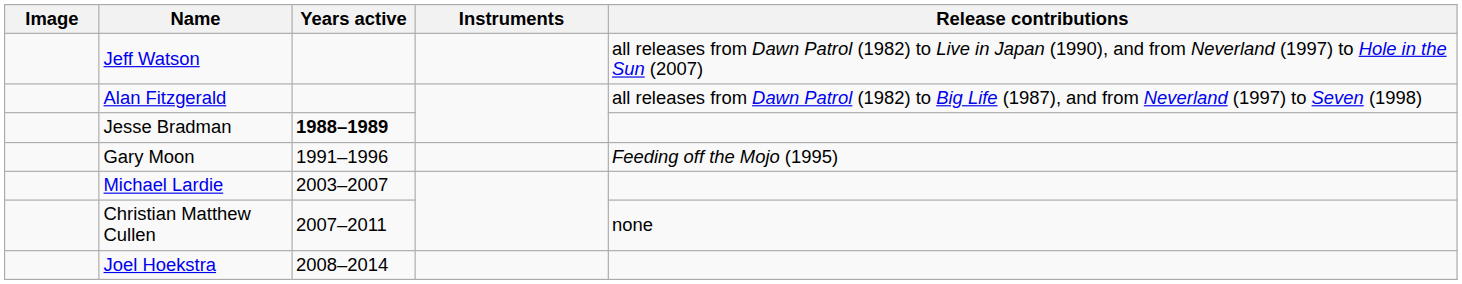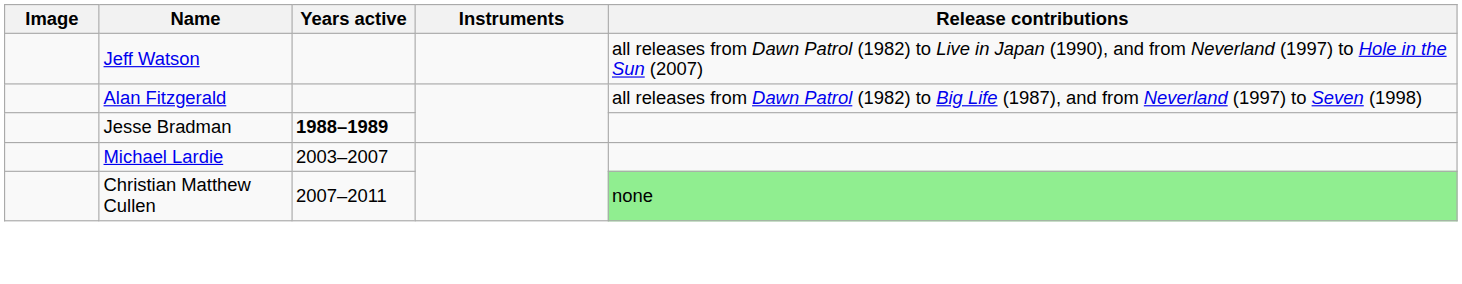- row: (149, 156)
(632, 225) no background -> (632, 196) lightgreen background
- row: (160, 264)
